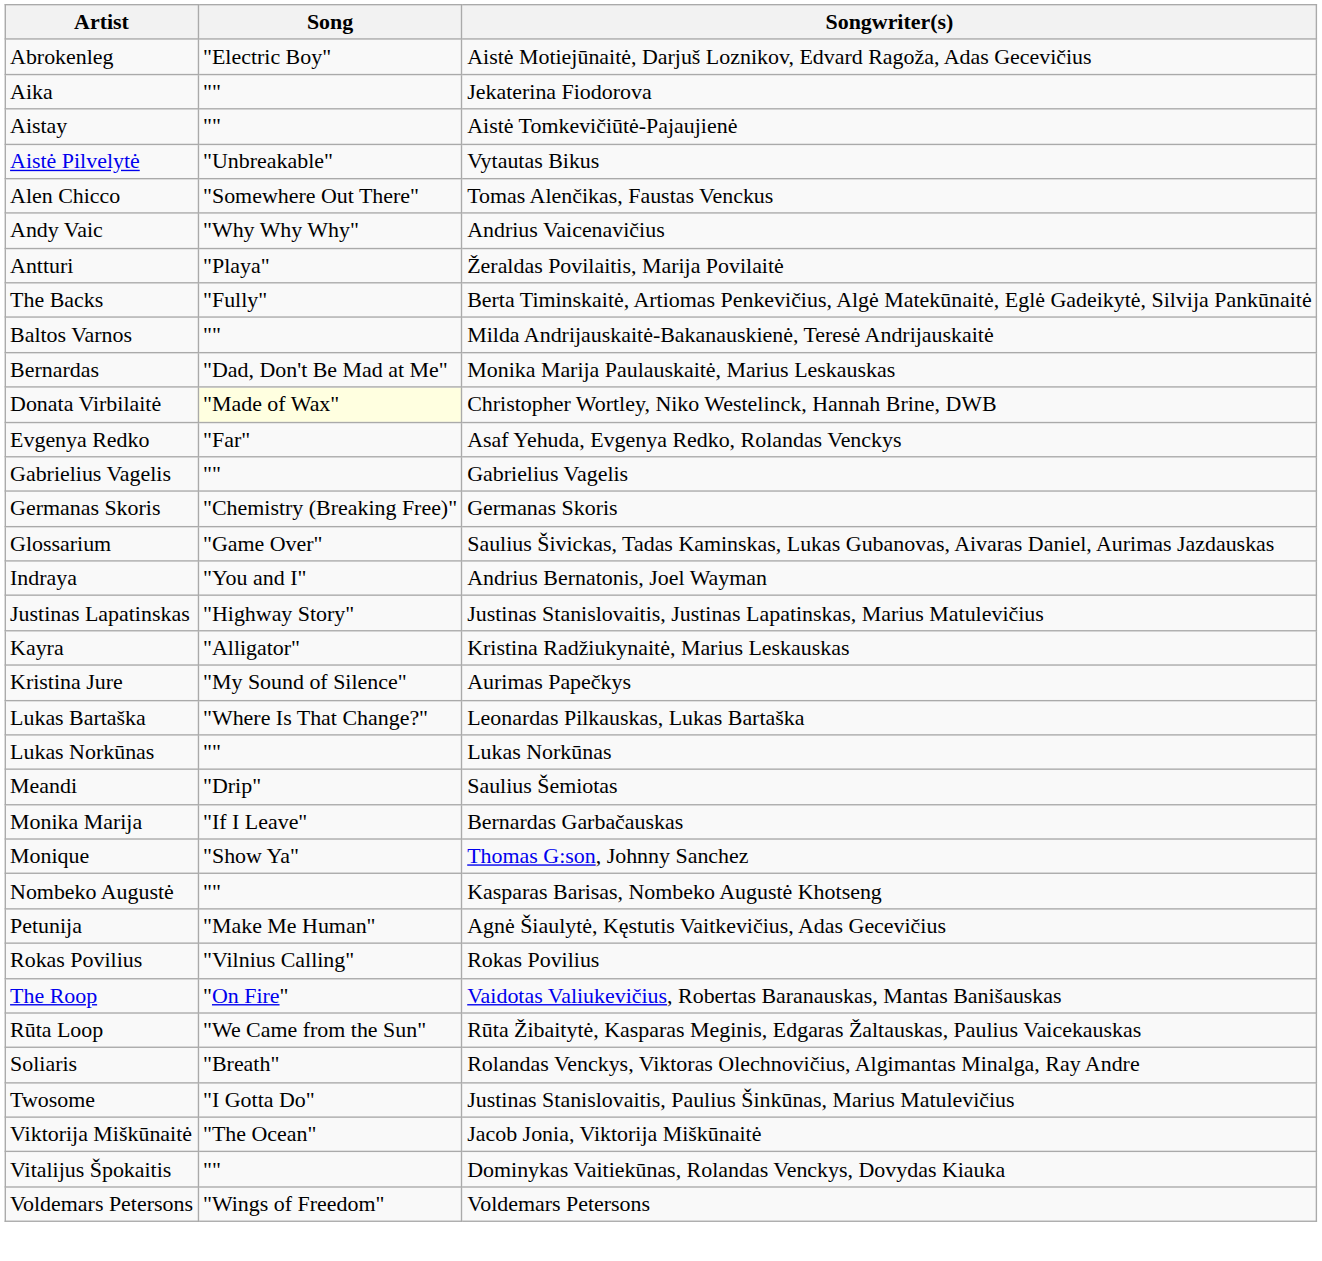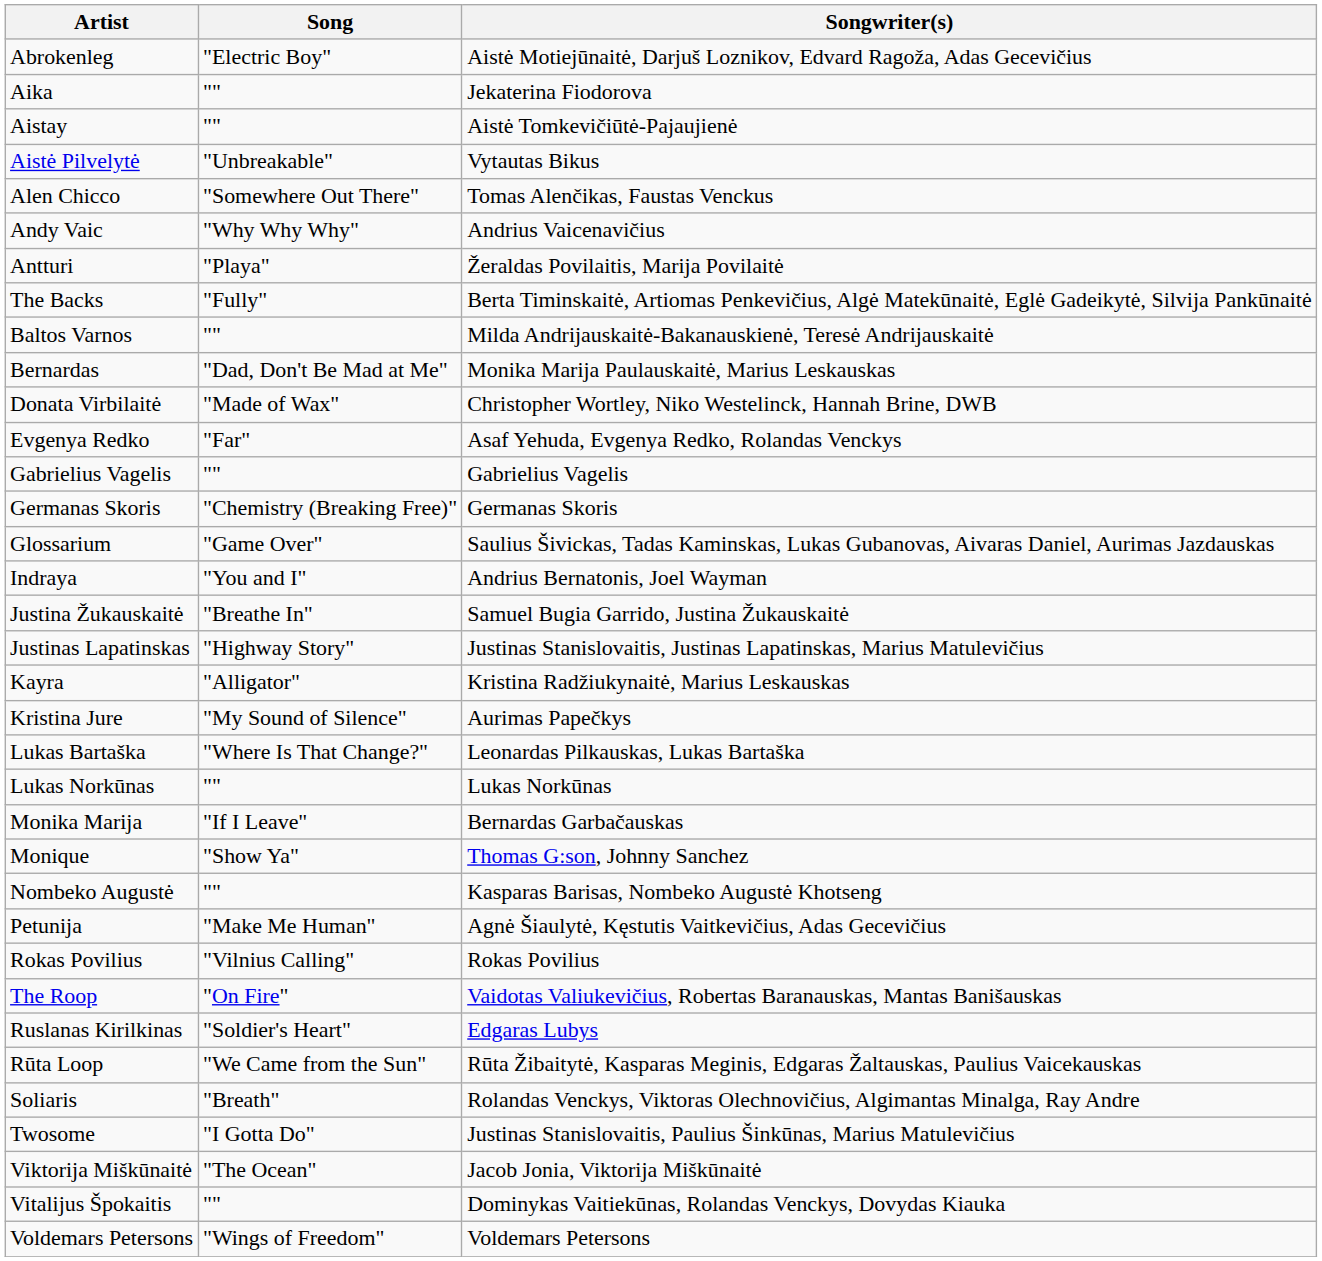(271, 404) lightyellow background -> (271, 404) no background
+ row: (97, 612)
- row: (44, 786)
+ row: (96, 1030)
